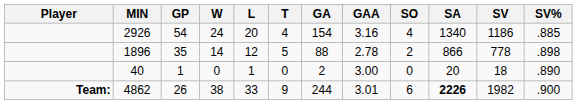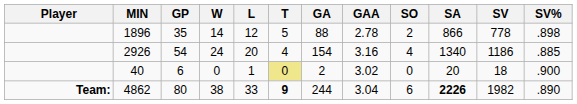rows swapped: (137, 33) <-> (137, 52)
(180, 71) 1 -> (180, 71) 6
(285, 71) no background -> (285, 71) khaki background
(366, 71) 3.00 -> (366, 71) 3.02
(548, 71) .890 -> (548, 71) .900
(180, 90) 26 -> (180, 90) 80
(285, 90) normal -> (285, 90) bold
(366, 90) 3.01 -> (366, 90) 3.04
(548, 90) .900 -> (548, 90) .890
